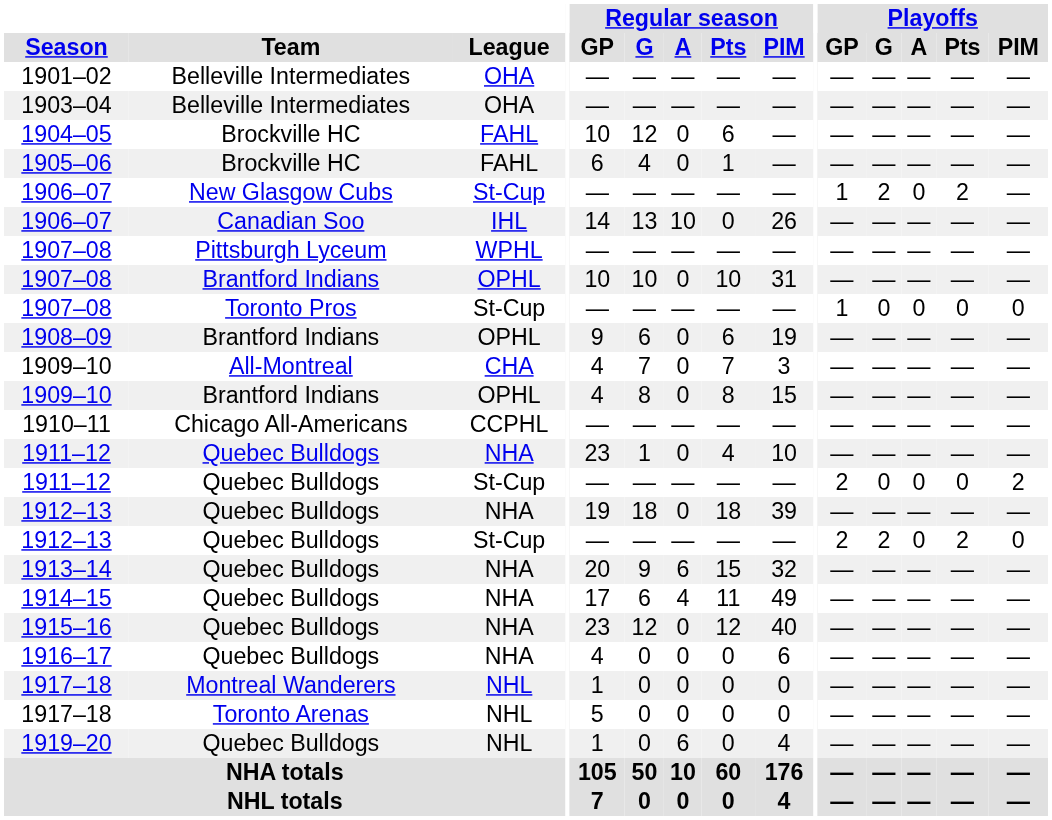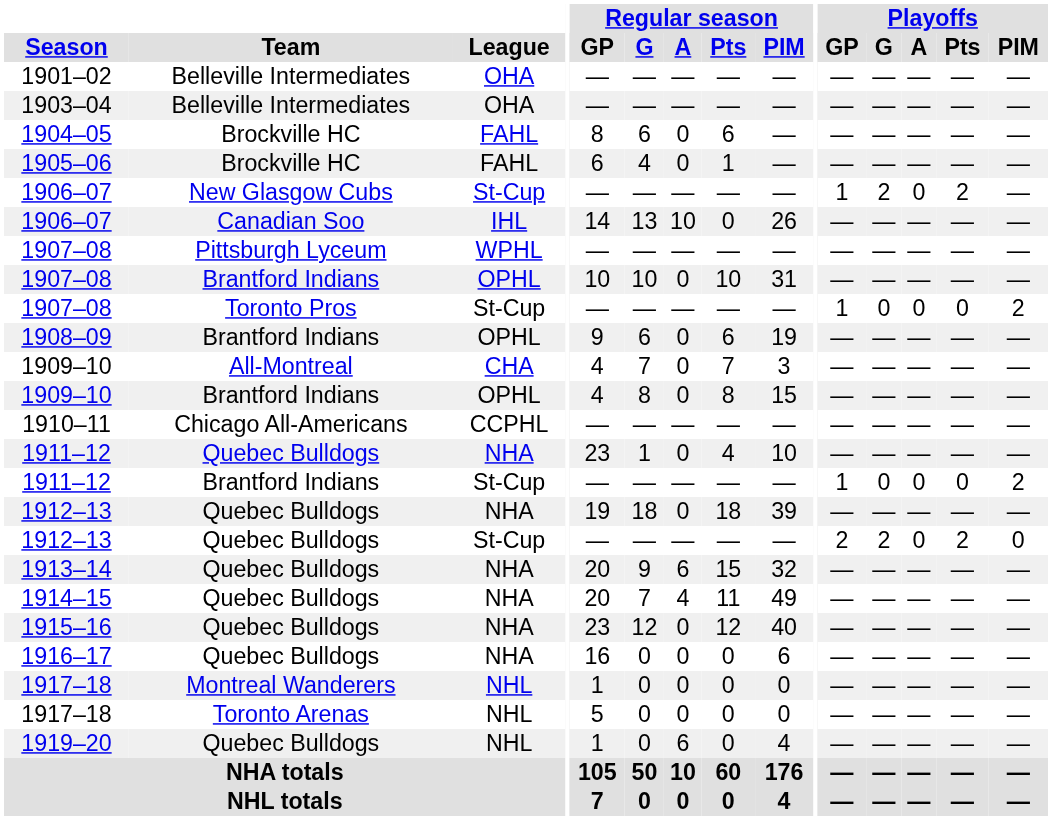(597, 134) 10 -> (597, 134) 8
(644, 134) 12 -> (644, 134) 6
(1018, 308) 0 -> (1018, 308) 2
(291, 482) Quebec Bulldogs -> (291, 482) Brantford Indians
(842, 482) 2 -> (842, 482) 1
(597, 598) 17 -> (597, 598) 20
(644, 598) 6 -> (644, 598) 7
(597, 656) 4 -> (597, 656) 16
